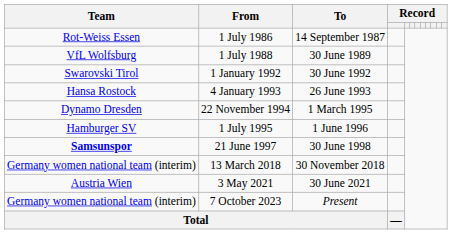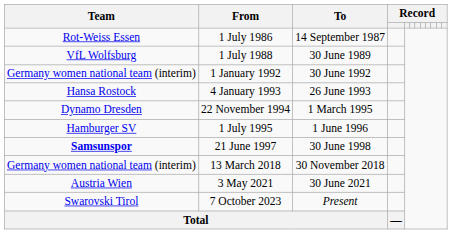(101, 73) Swarovski Tirol -> (101, 73) Germany women national team (interim)
(101, 201) Germany women national team (interim) -> (101, 201) Swarovski Tirol
